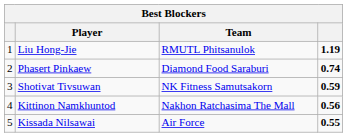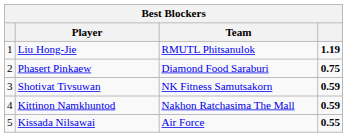(330, 68) 0.74 -> (330, 68) 0.75
(330, 105) 0.56 -> (330, 105) 0.59
